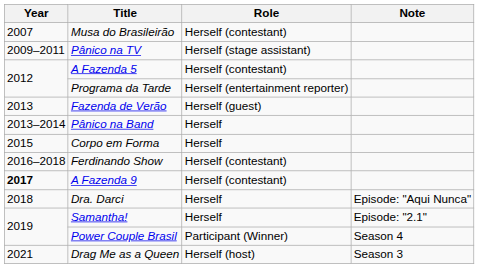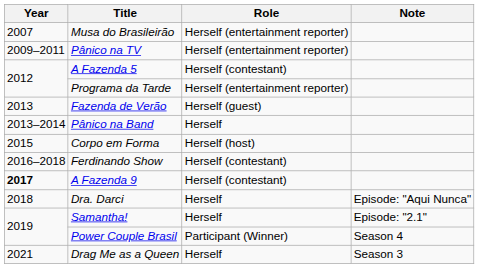(236, 32) Herself (contestant) -> (267, 32) Herself (entertainment reporter)
(248, 50) Herself (stage assistant) -> (267, 50) Herself (entertainment reporter)
(203, 143) Herself -> (220, 143) Herself (host)
(220, 254) Herself (host) -> (203, 254) Herself
